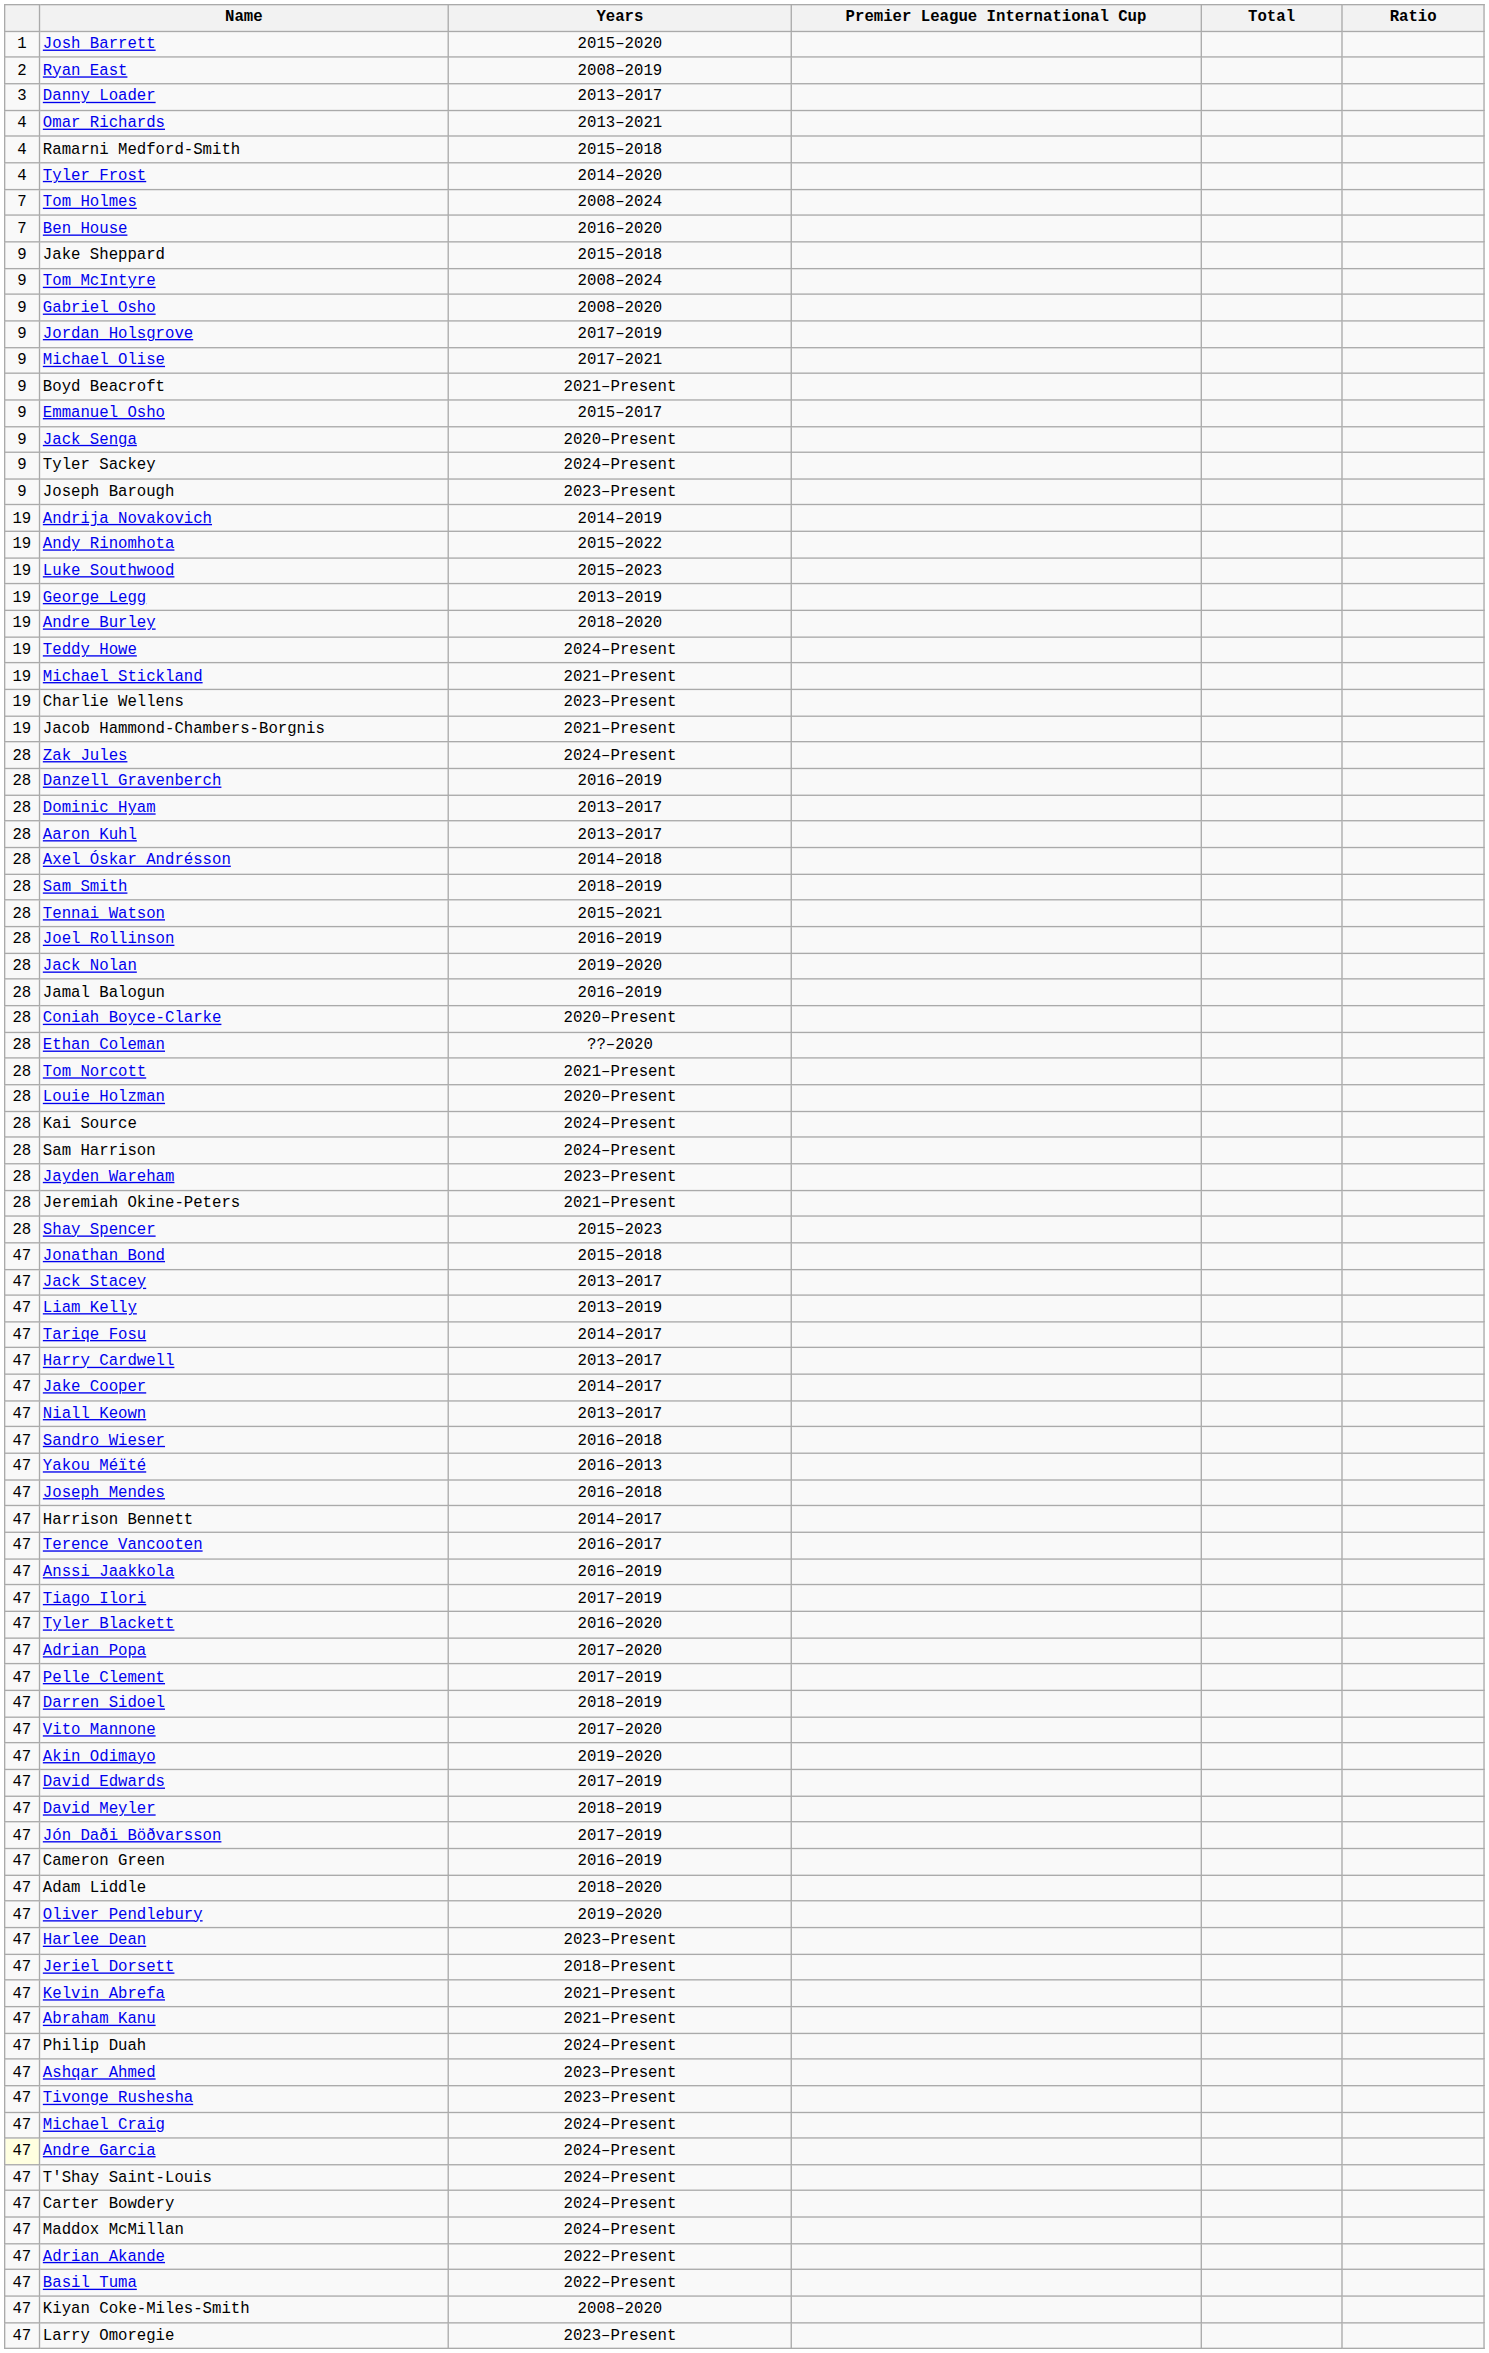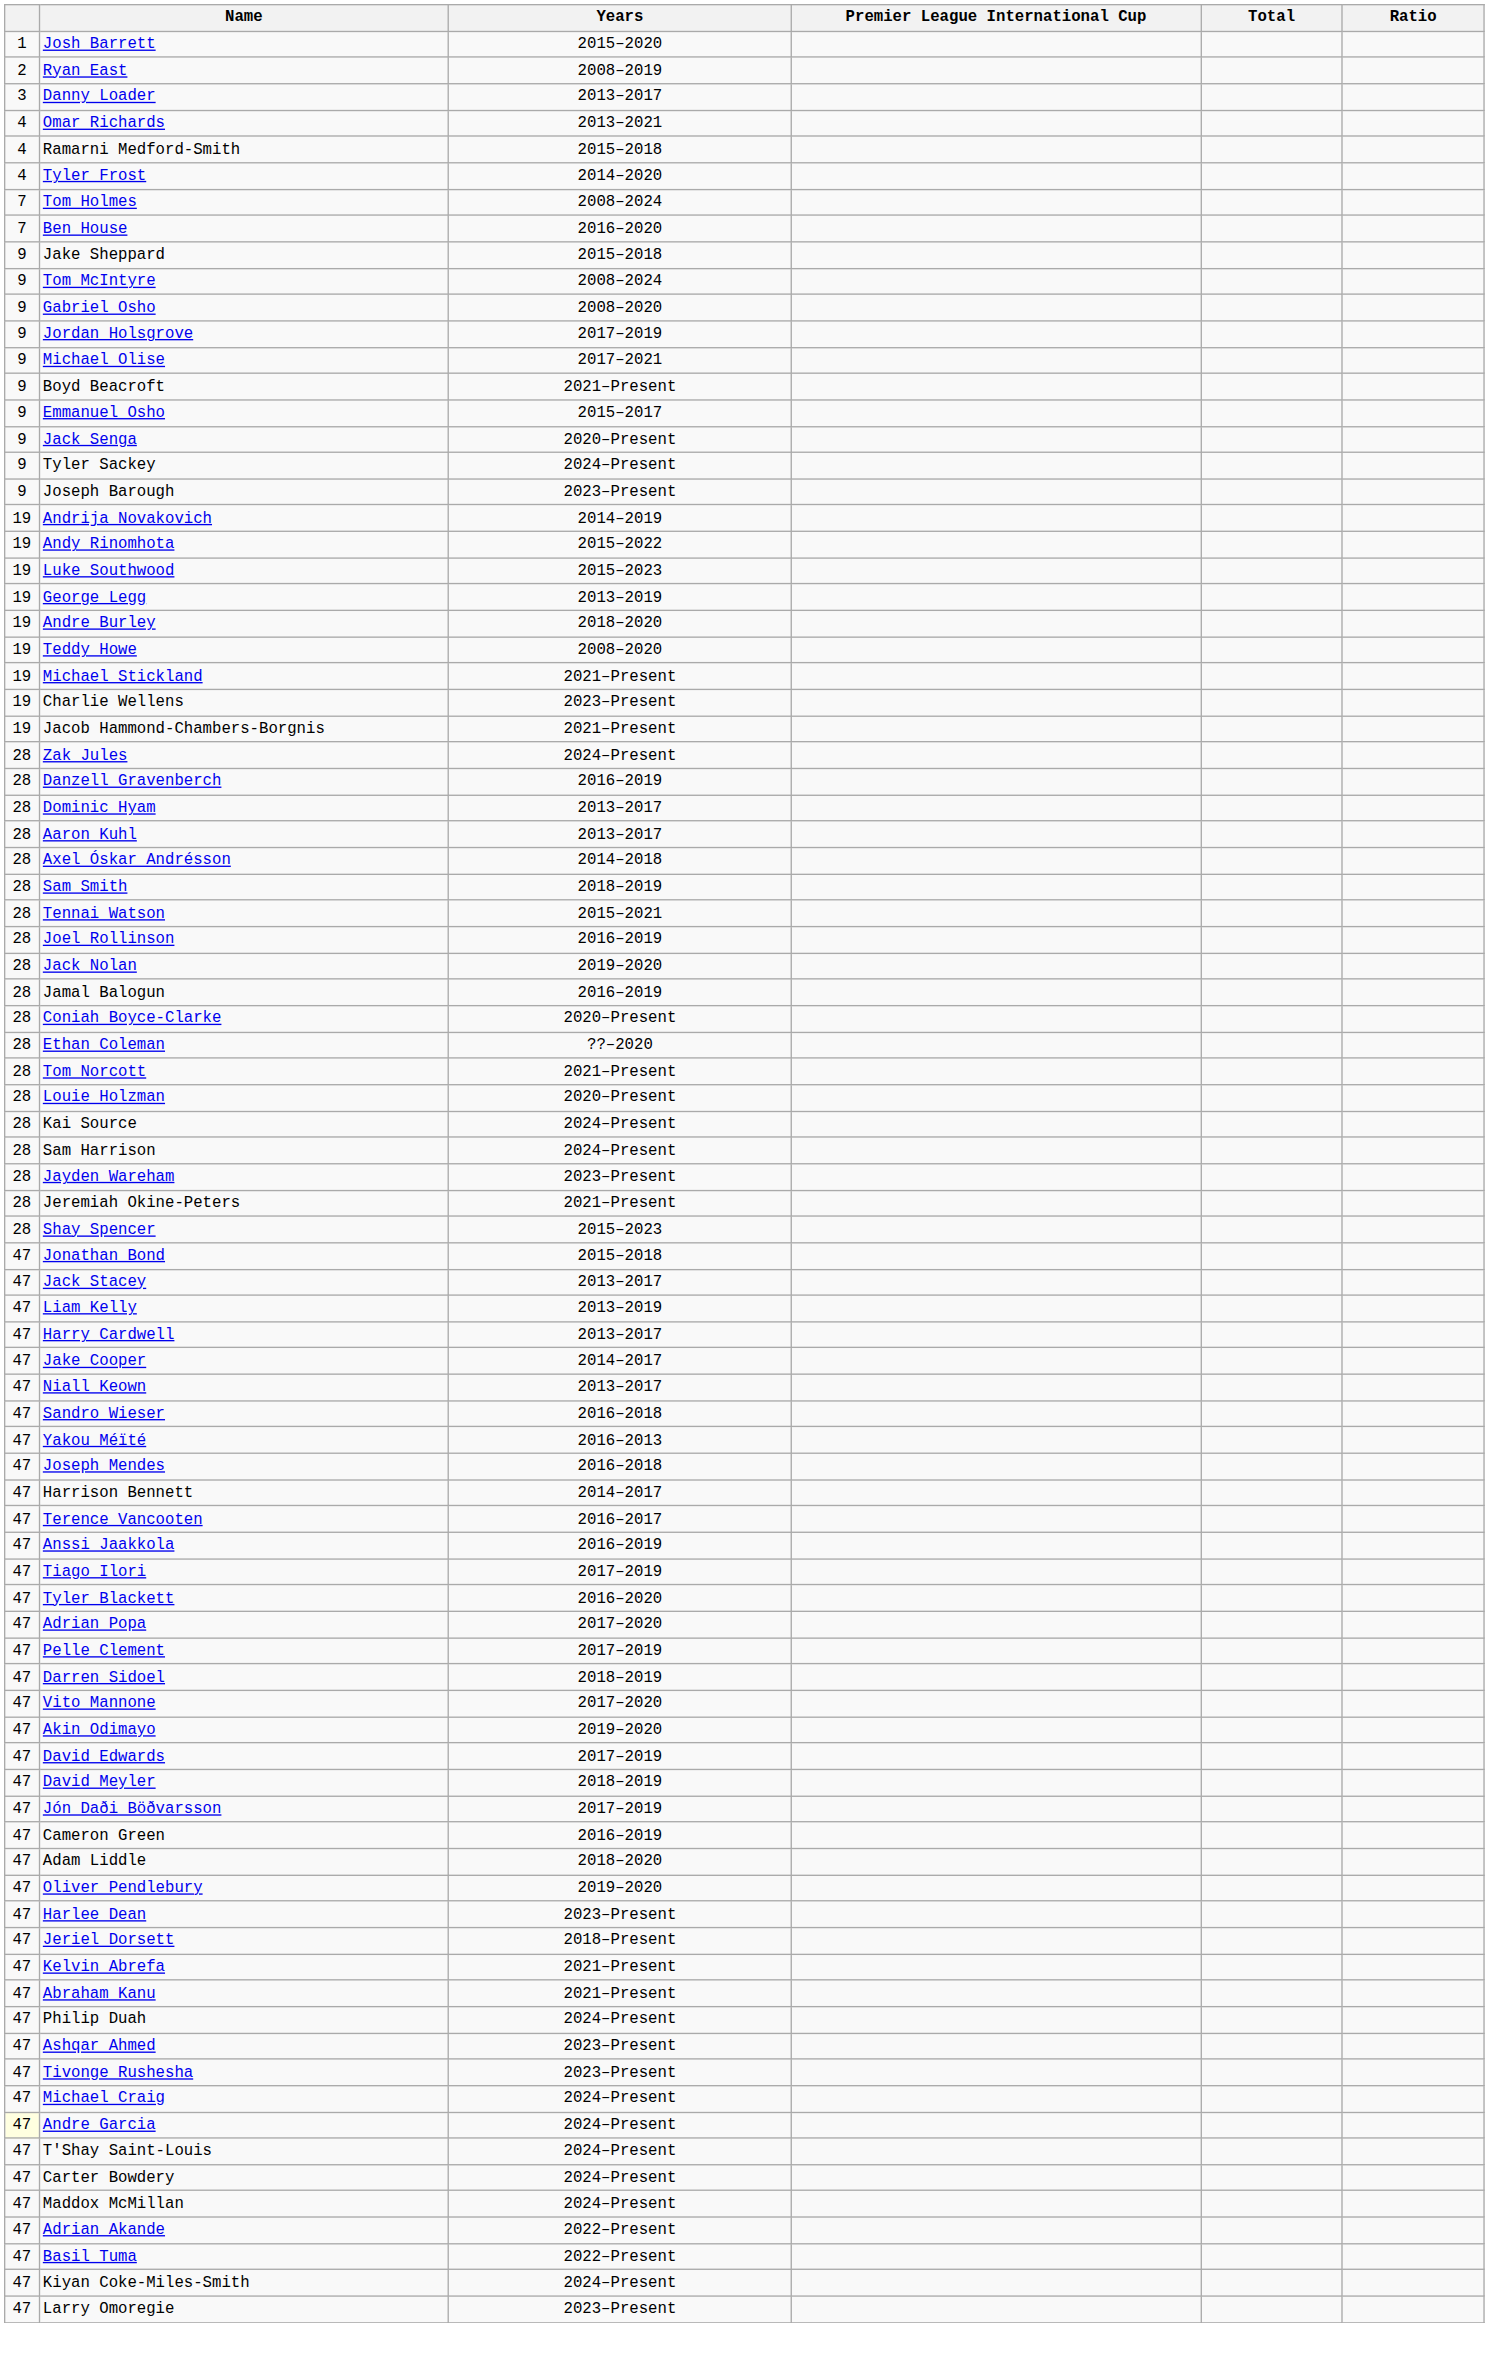(620, 650) 2024–Present -> (620, 650) 2008–2020
- row: (95, 1334)
(620, 2309) 2008–2020 -> (620, 2283) 2024–Present
